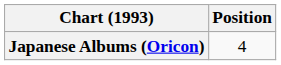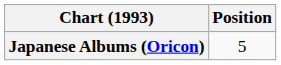(242, 45) 4 -> (242, 45) 5
